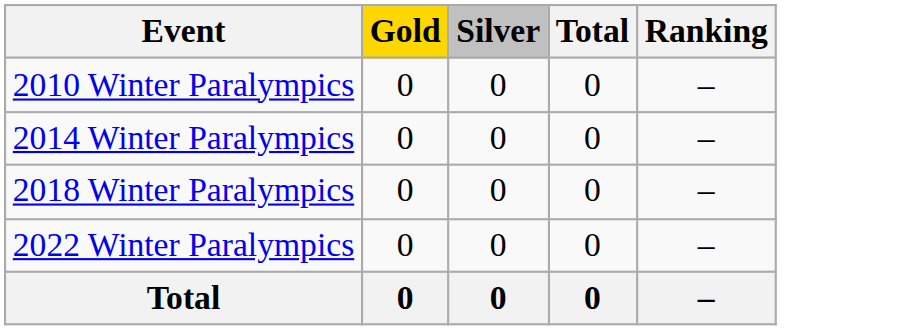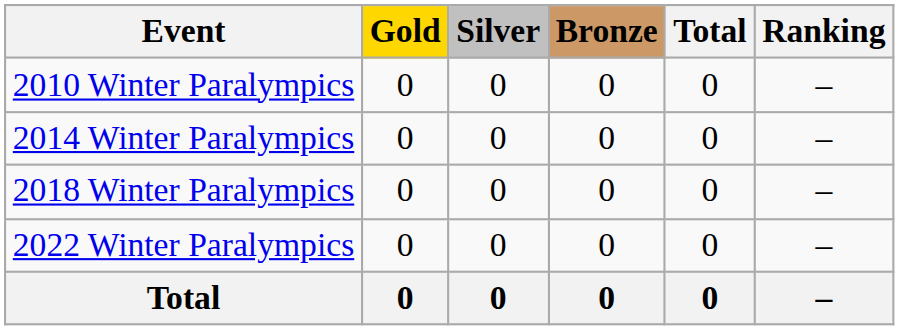+ column: (607, 31)
